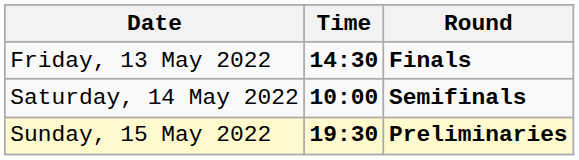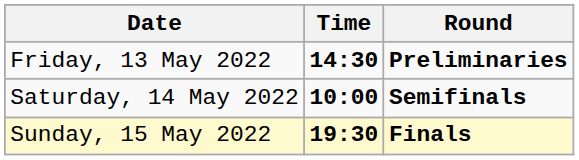(430, 61) Finals -> (478, 61) Preliminaries
(478, 135) Preliminaries -> (430, 135) Finals
